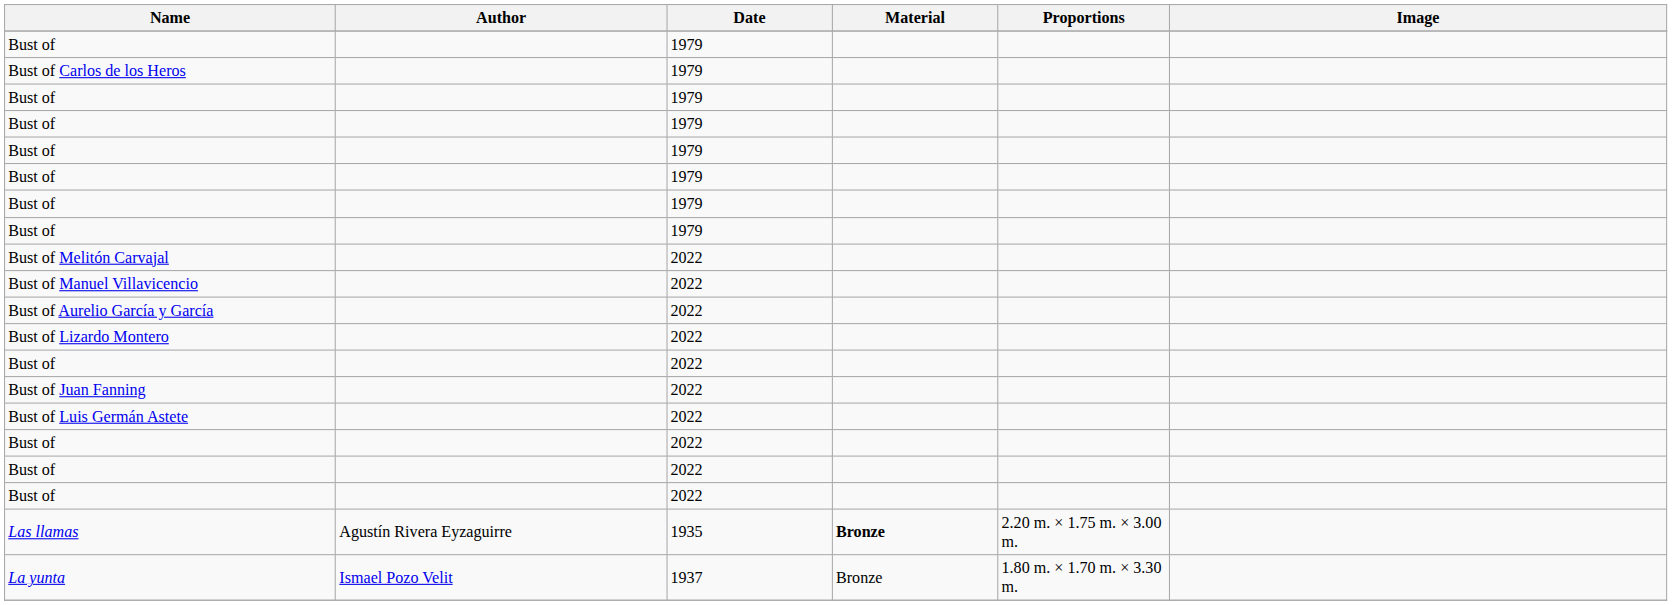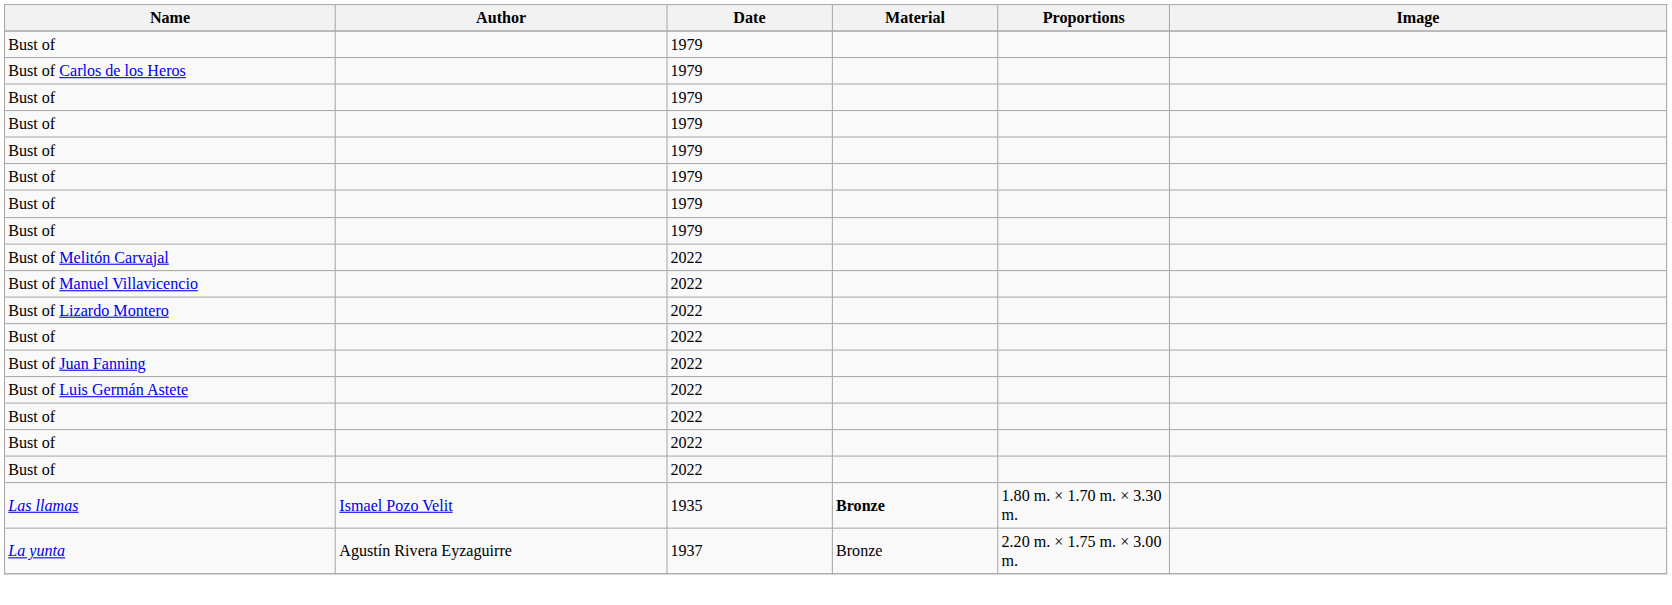- row: (111, 310)
(426, 532) Agustín Rivera Eyzaguirre -> (396, 505) Ismael Pozo Velit
(1081, 532) 2.20 m. × 1.75 m. × 3.00 m. -> (1081, 505) 1.80 m. × 1.70 m. × 3.30 m.
(396, 577) Ismael Pozo Velit -> (426, 551) Agustín Rivera Eyzaguirre
(1081, 577) 1.80 m. × 1.70 m. × 3.30 m. -> (1081, 551) 2.20 m. × 1.75 m. × 3.00 m.
